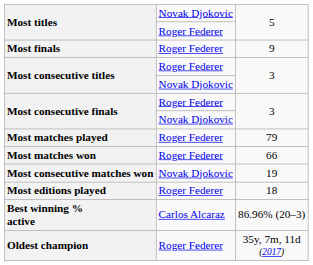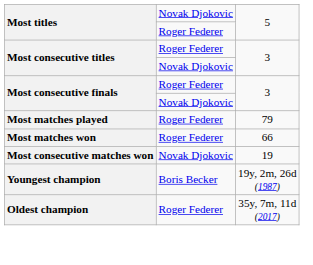- row: (34, 48)
- row: (56, 191)
- row: (45, 215)
+ row: (54, 179)
